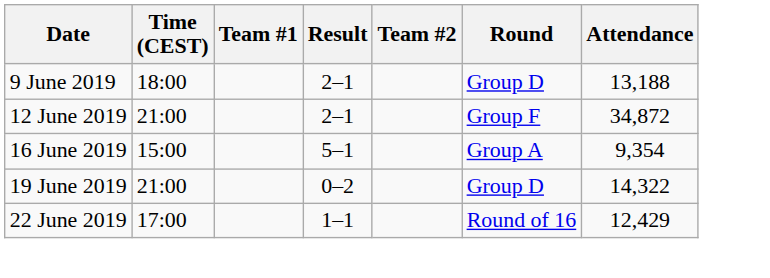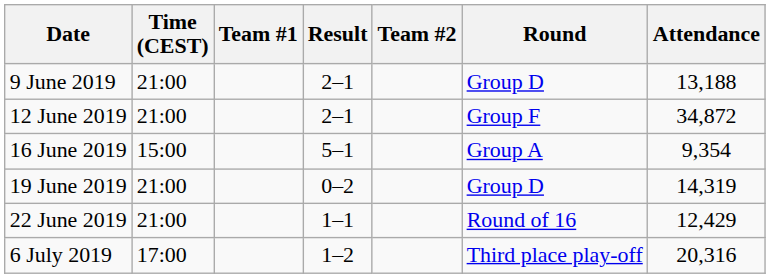(162, 81) 18:00 -> (162, 81) 21:00
(640, 185) 14,322 -> (706, 185) 14,319
(162, 220) 17:00 -> (162, 220) 21:00
+ row: (61, 255)
